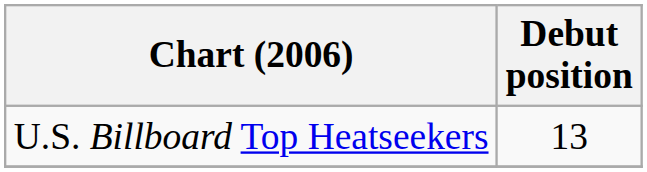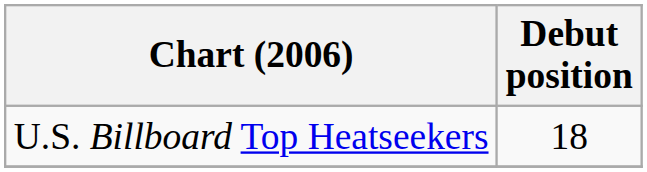(569, 135) 13 -> (569, 135) 18
